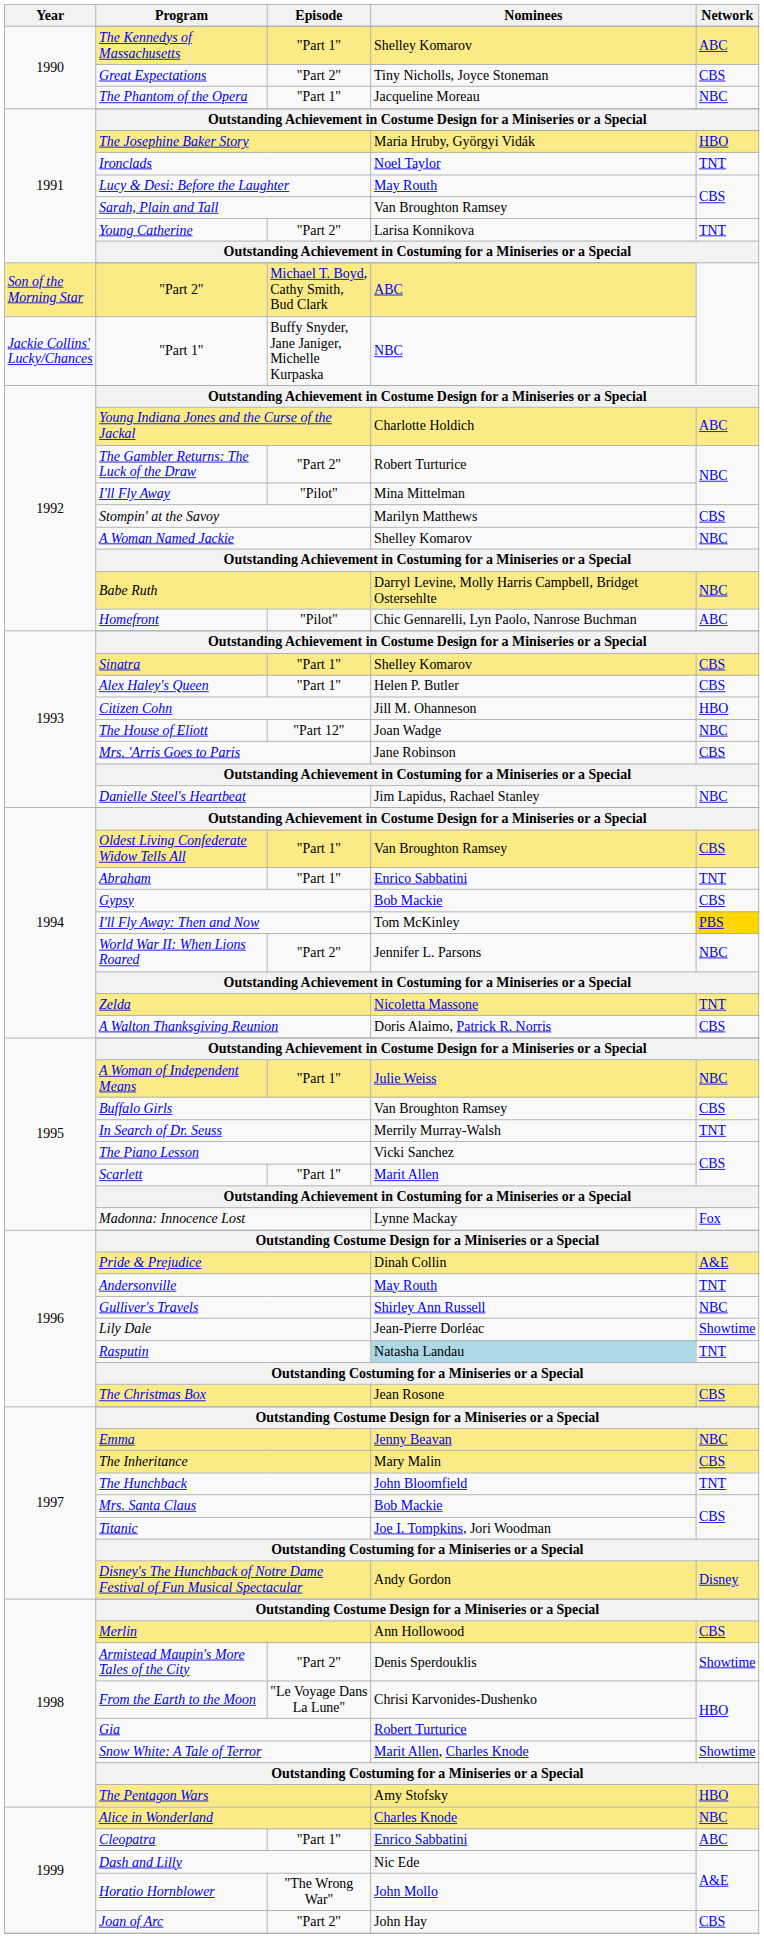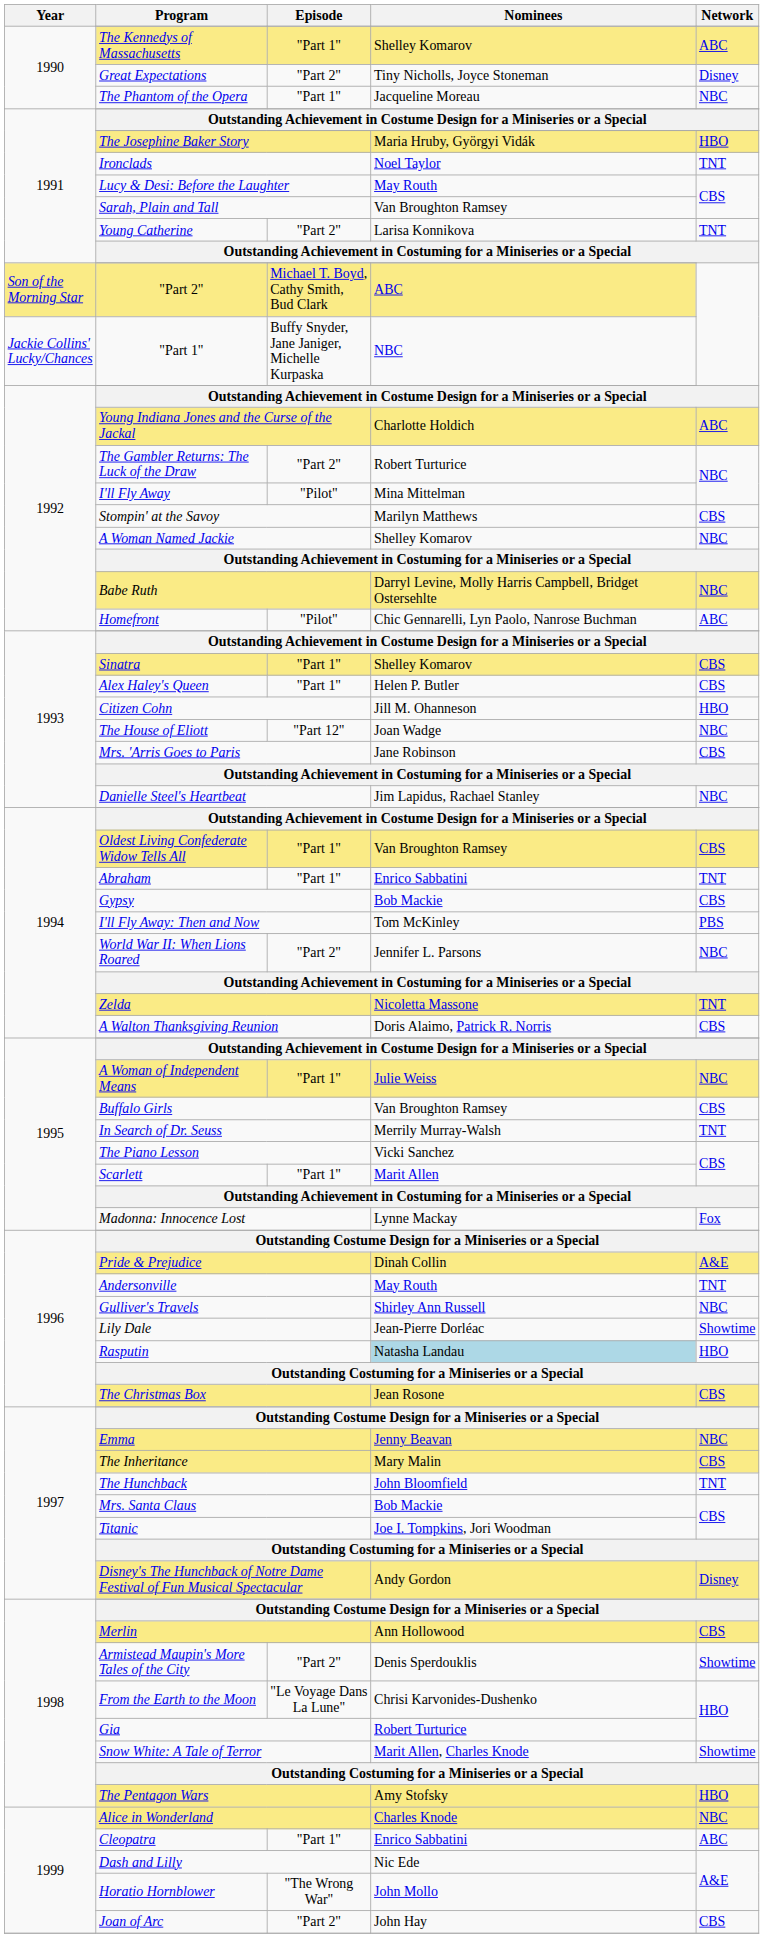(712, 75) CBS -> (719, 75) Disney
(711, 922) gold background -> (711, 922) no background
(713, 1351) TNT -> (714, 1351) HBO
